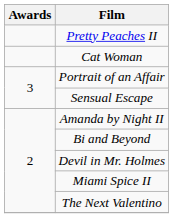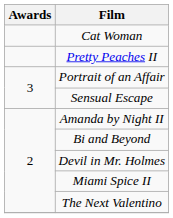rows swapped: (112, 56) <-> (112, 35)
